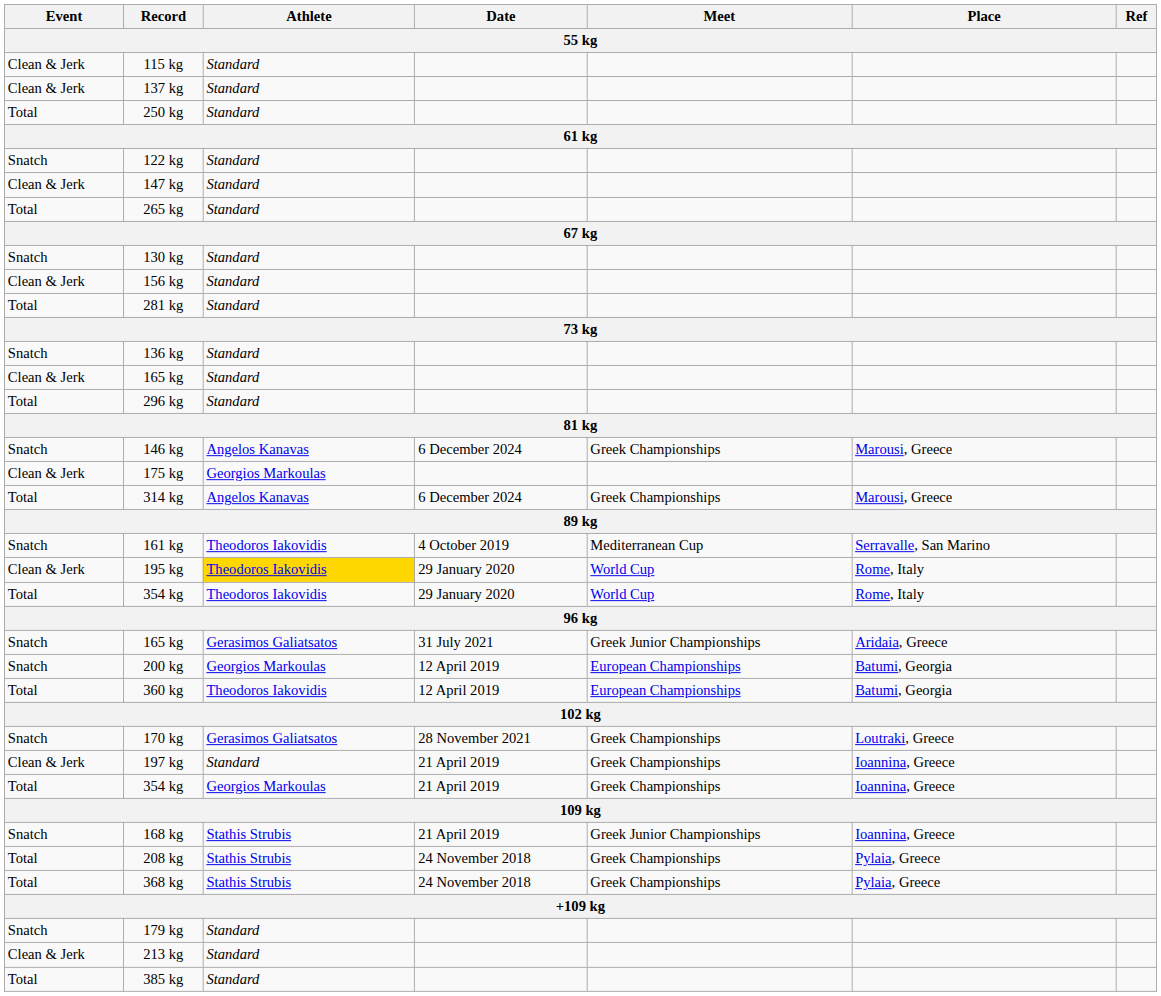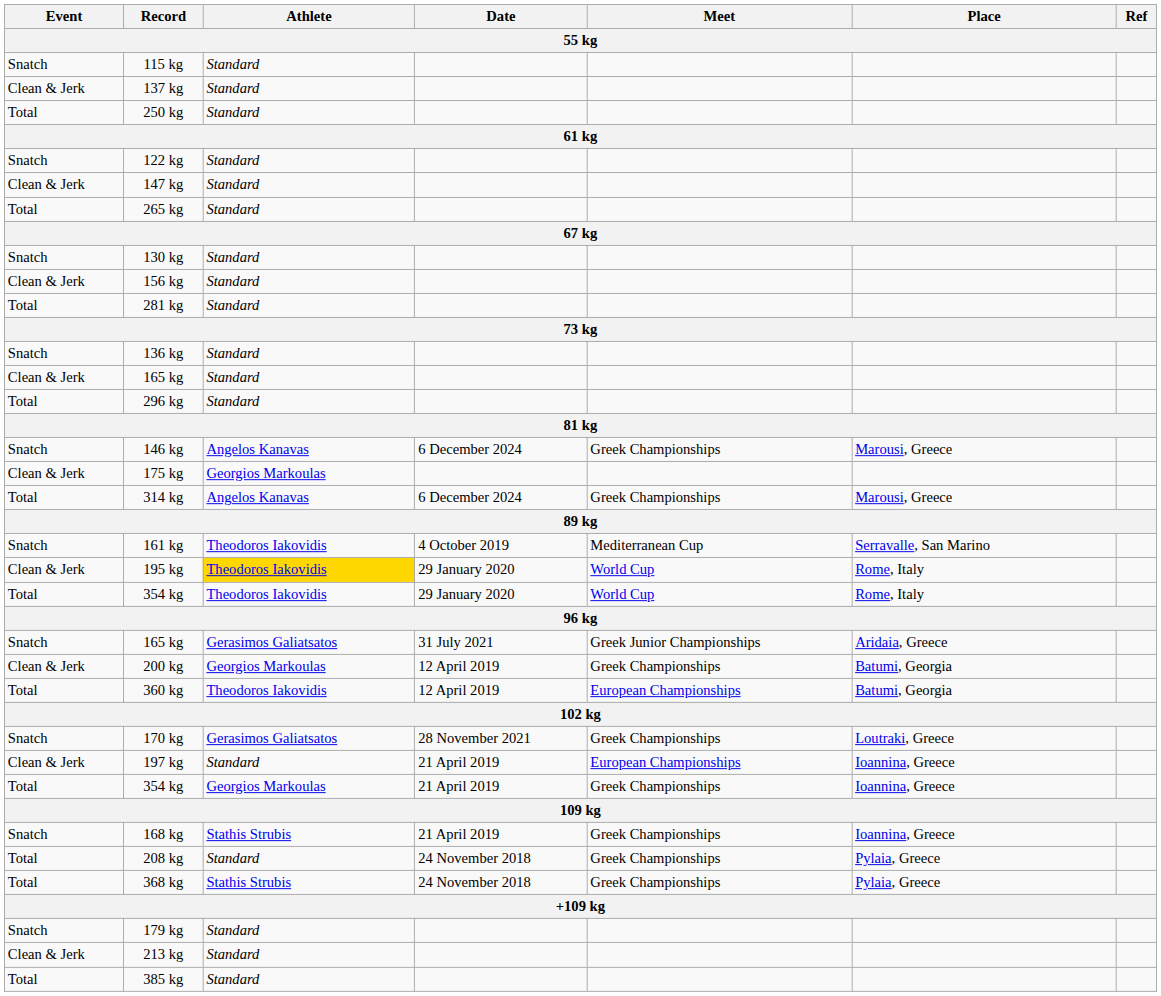(46, 64) Clean & Jerk -> (28, 64) Snatch
(28, 666) Snatch -> (46, 666) Clean & Jerk
(665, 666) European Championships -> (655, 666) Greek Championships
(655, 762) Greek Championships -> (665, 762) European Championships
(675, 834) Greek Junior Championships -> (655, 834) Greek Championships
(249, 858) Stathis Strubis -> (233, 858) Standard
